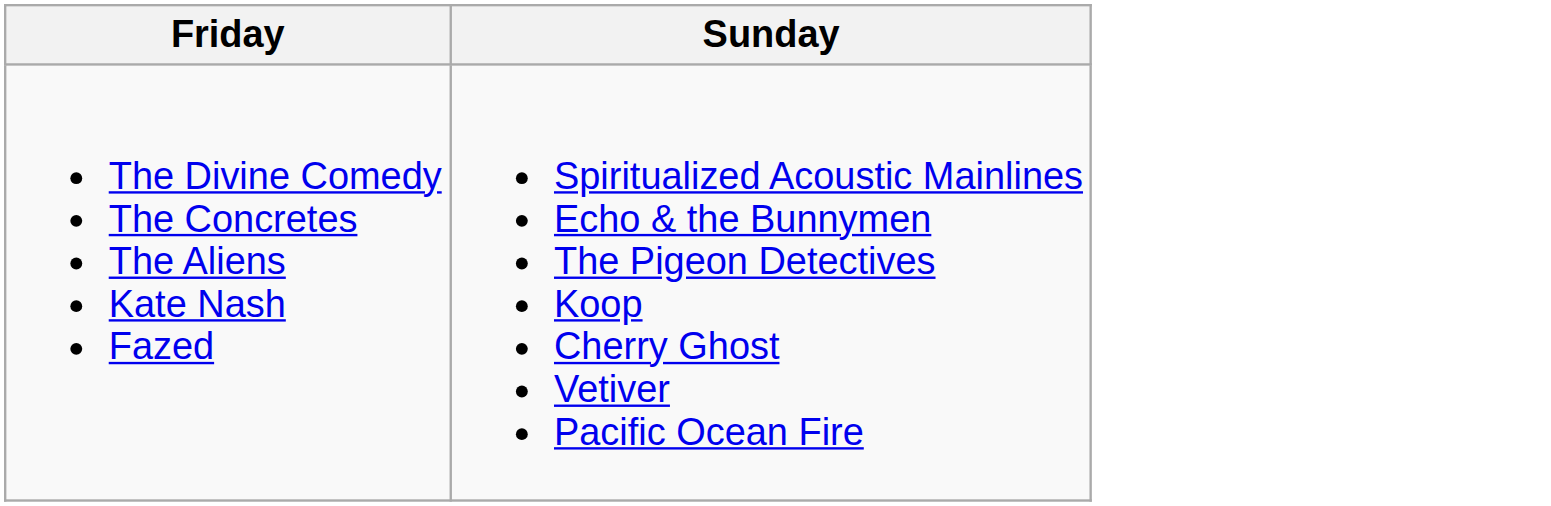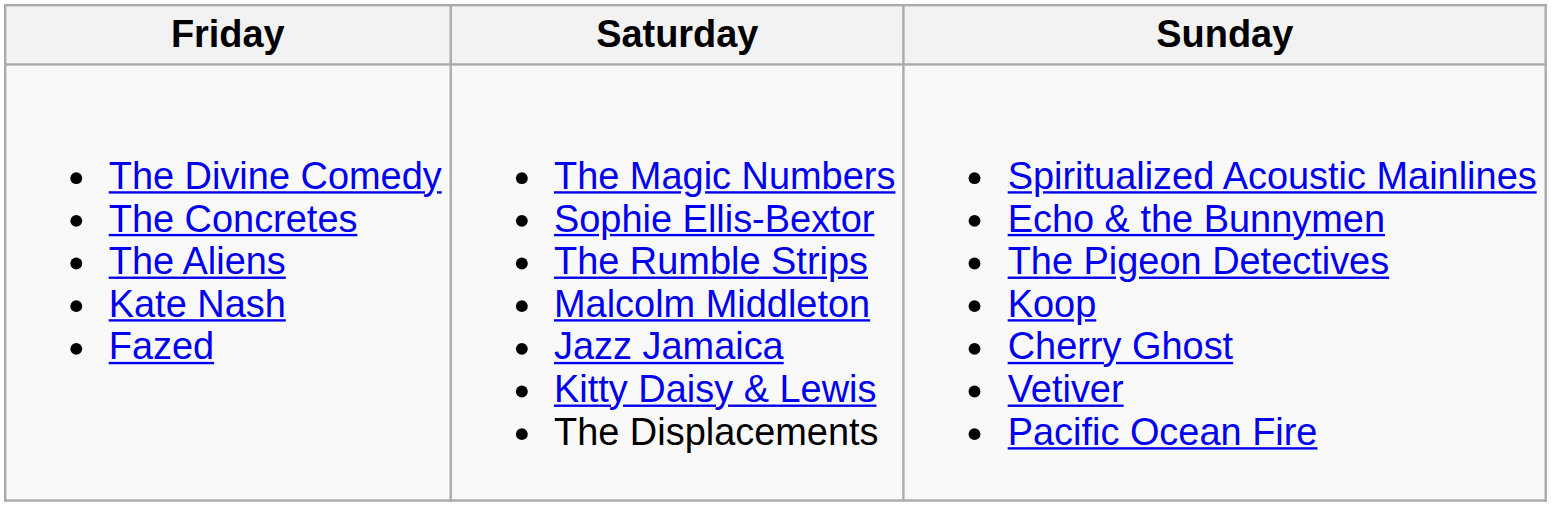+ column: (677, 34)
